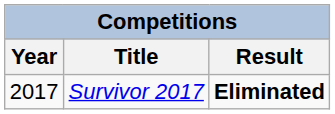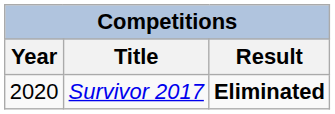(34, 91) 2017 -> (34, 91) 2020
